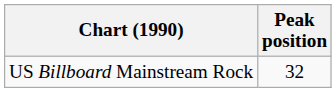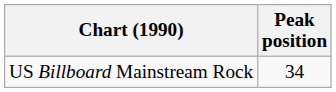(295, 71) 32 -> (295, 71) 34
